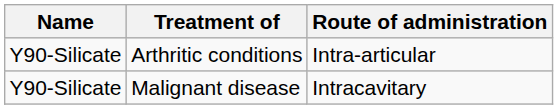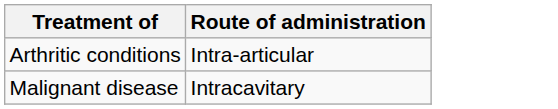- column: (65, 21)
